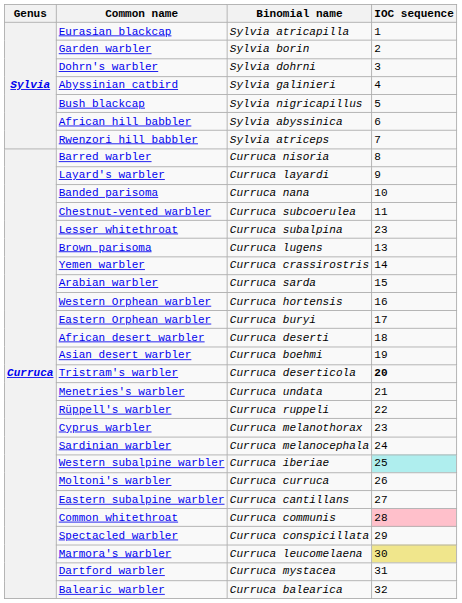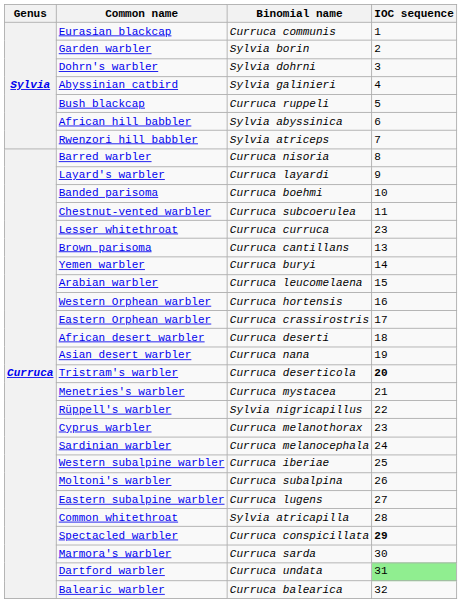(289, 31) Sylvia atricapilla -> (283, 31) Curruca communis
(296, 103) Sylvia nigricapillus -> (280, 103) Curruca ruppeli
(270, 194) Curruca nana -> (276, 194) Curruca boehmi
(286, 230) Curruca subalpina -> (280, 230) Curruca curruca
(276, 248) Curruca lugens -> (289, 248) Curruca cantillans
(299, 266) Curruca crassirostris -> (273, 266) Curruca buryi
(273, 284) Curruca sarda -> (296, 284) Curruca leucomelaena
(273, 320) Curruca buryi -> (299, 320) Curruca crassirostris
(276, 356) Curruca boehmi -> (270, 356) Curruca nana
(276, 392) Curruca undata -> (283, 392) Curruca mystacea
(280, 410) Curruca ruppeli -> (296, 410) Sylvia nigricapillus
(381, 464) paleturquoise background -> (381, 464) no background
(280, 482) Curruca curruca -> (286, 482) Curruca subalpina
(289, 500) Curruca cantillans -> (276, 500) Curruca lugens
(283, 518) Curruca communis -> (289, 518) Sylvia atricapilla
(381, 518) pink background -> (381, 518) no background
(381, 536) normal -> (381, 536) bold
(296, 554) Curruca leucomelaena -> (273, 554) Curruca sarda
(381, 554) khaki background -> (381, 554) no background
(283, 572) Curruca mystacea -> (276, 572) Curruca undata
(381, 572) no background -> (381, 572) lightgreen background
